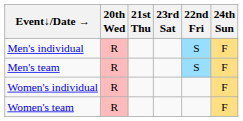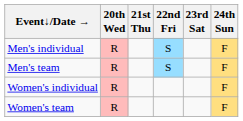columns swapped: (196, 21) <-> (168, 21)
